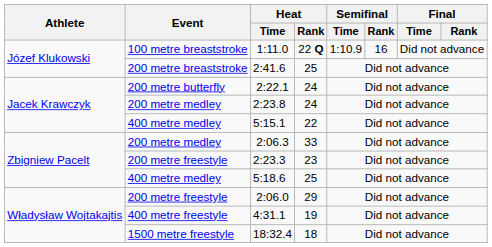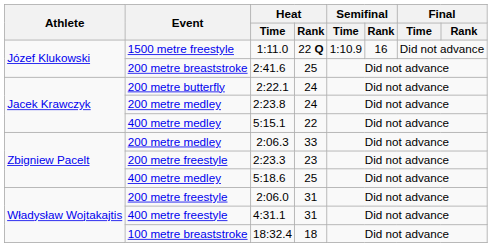(188, 50) 100 metre breaststroke -> (181, 50) 1500 metre freestyle
(311, 197) 29 -> (311, 197) 31
(311, 216) 19 -> (311, 216) 31
(181, 234) 1500 metre freestyle -> (188, 234) 100 metre breaststroke
